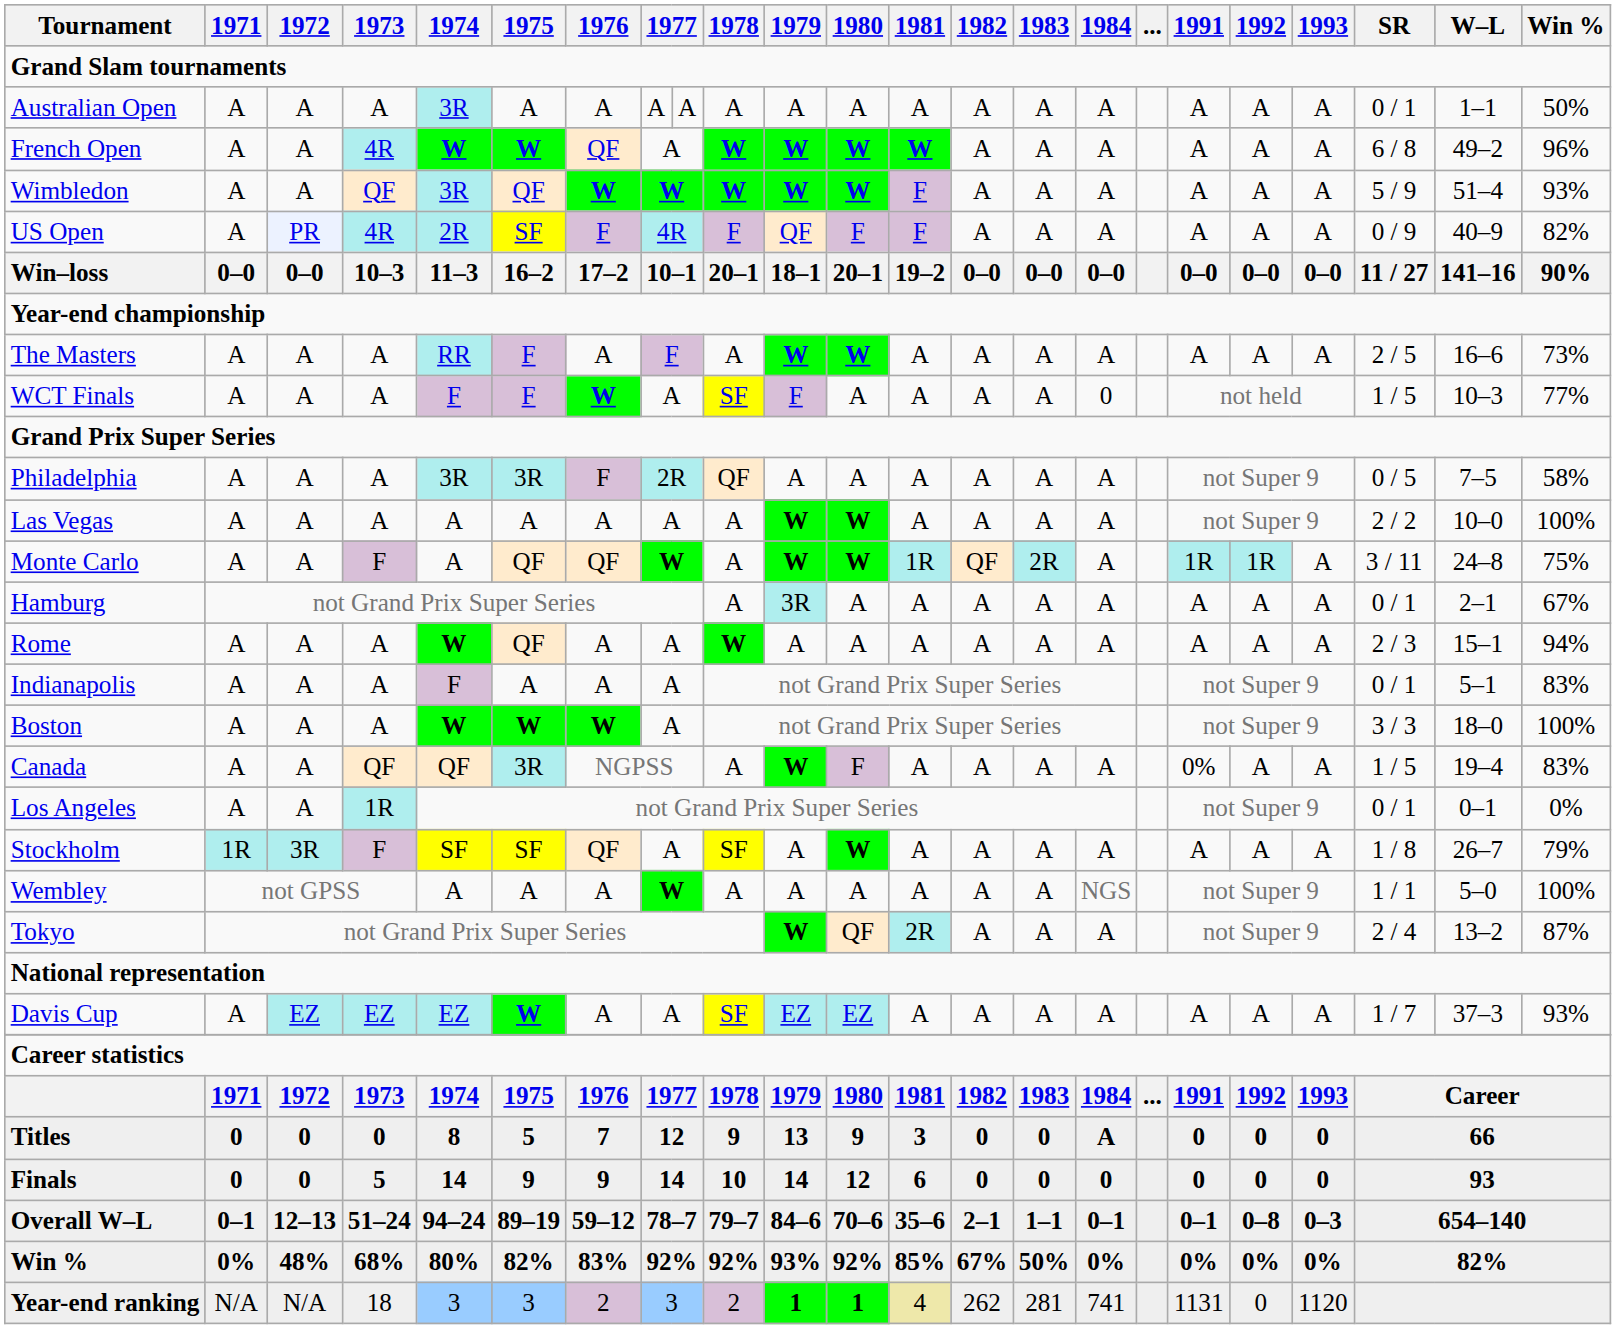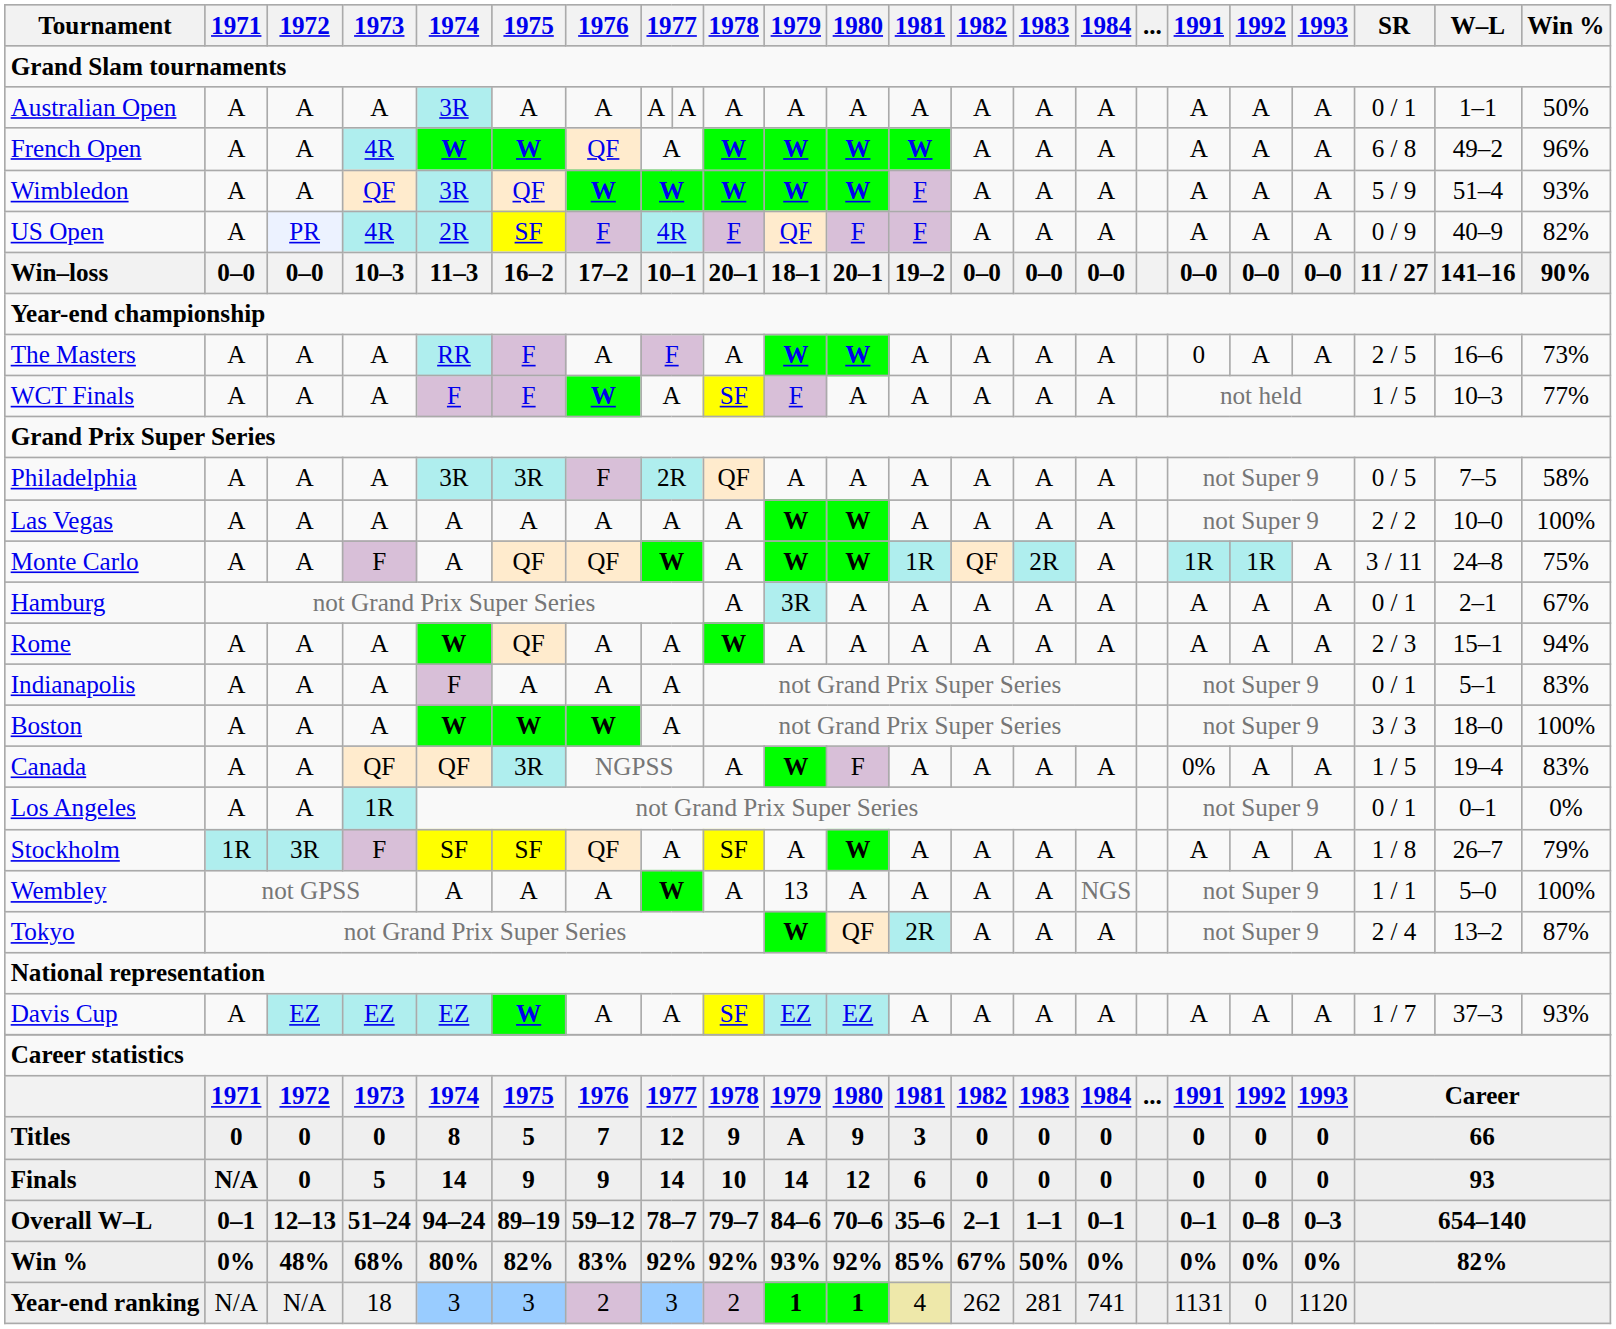(1199, 355) A -> (1199, 355) 0
(1106, 396) 0 -> (1106, 396) A
(796, 890) A -> (796, 890) 13
(796, 1137) 13 -> (796, 1137) A
(1106, 1137) A -> (1106, 1137) 0
(236, 1179) 0 -> (236, 1179) N/A
